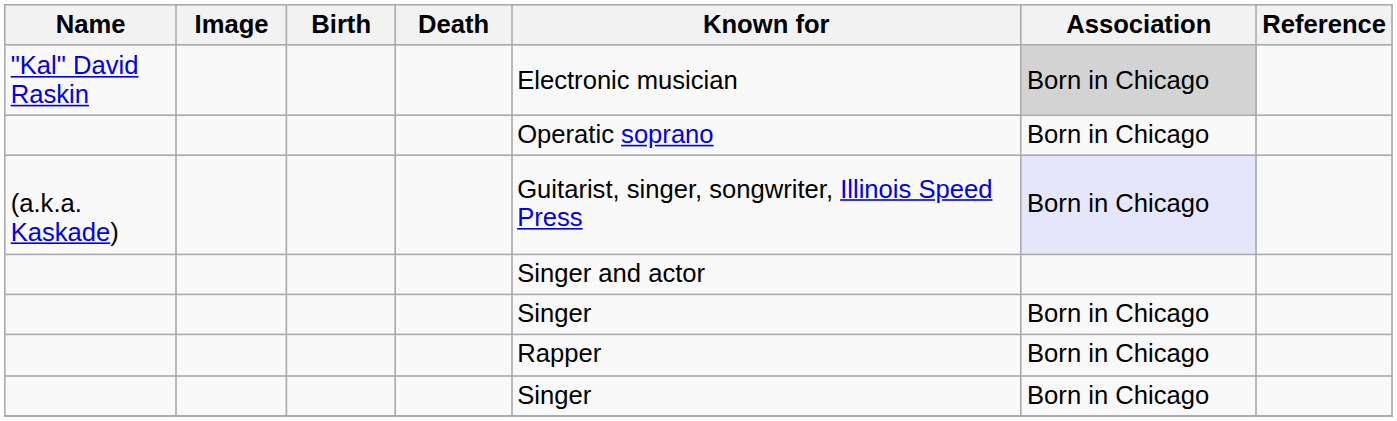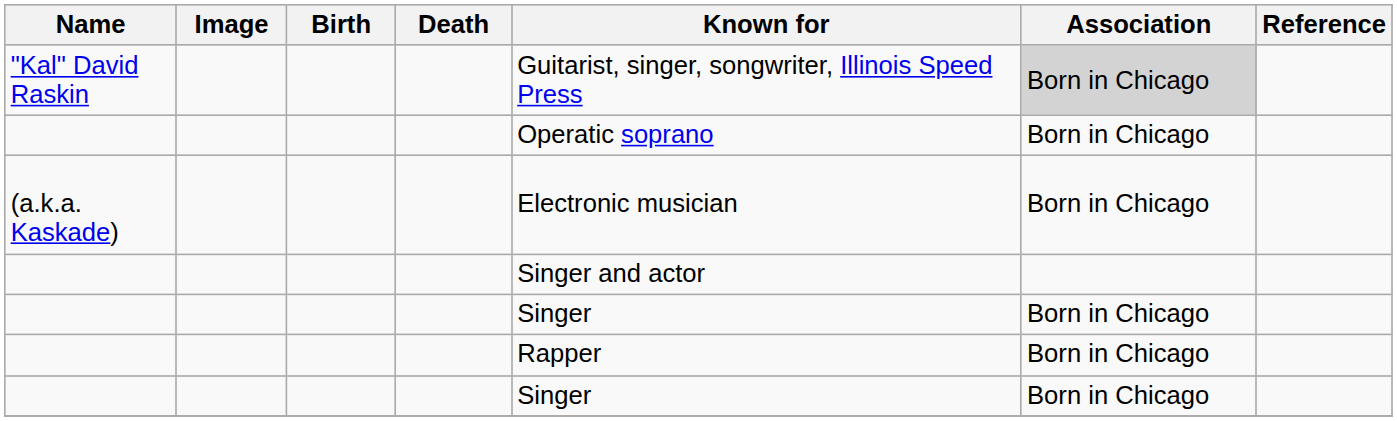(627, 79) Electronic musician -> (755, 79) Guitarist, singer, songwriter, Illinois Speed Press
(755, 204) Guitarist, singer, songwriter, Illinois Speed Press -> (627, 204) Electronic musician
(1118, 204) lavender background -> (1118, 204) no background
